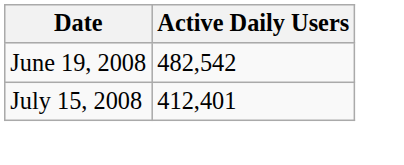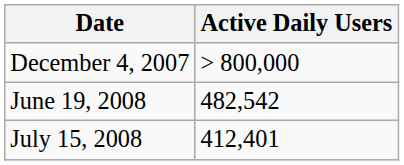+ row: (100, 62)
